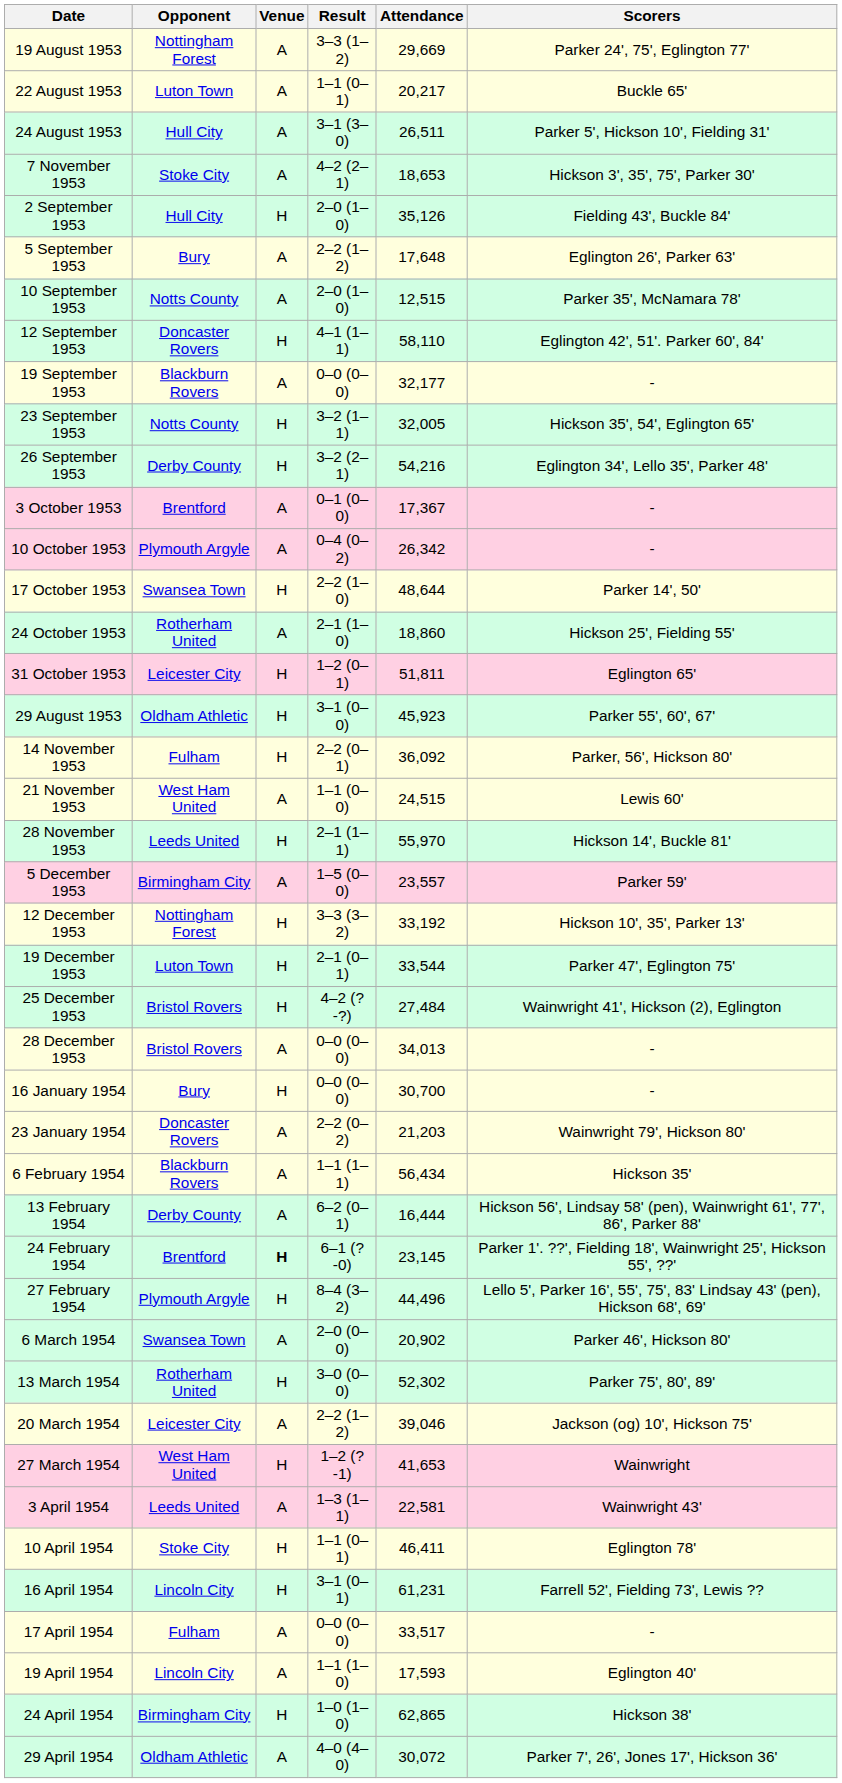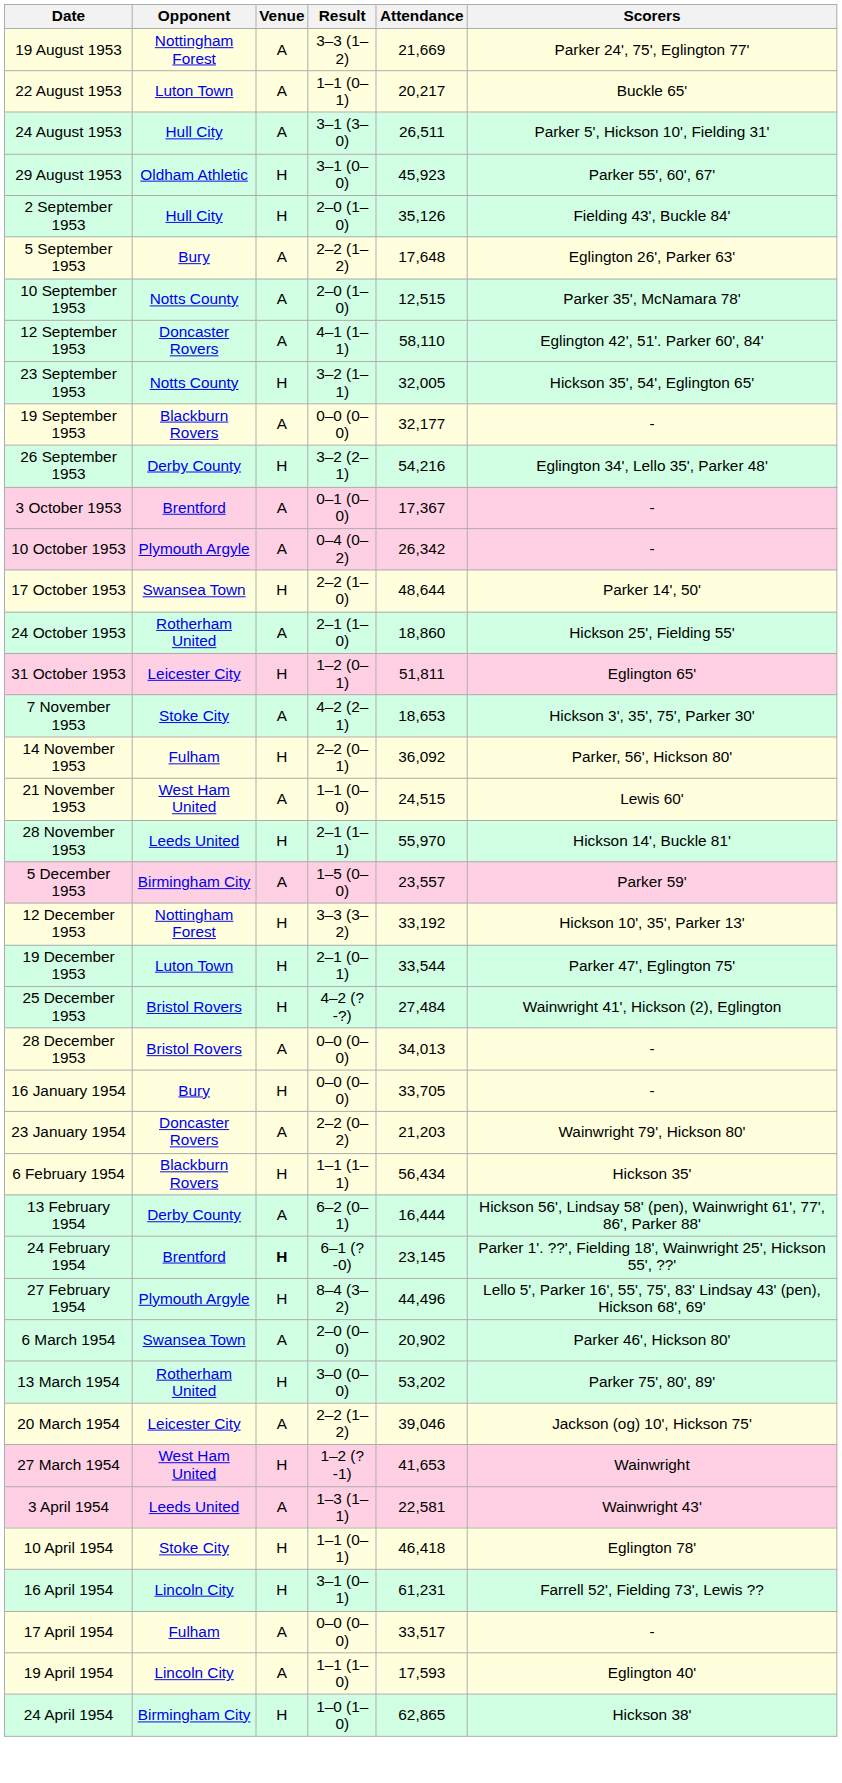(422, 49) 29,669 -> (422, 49) 21,669
rows swapped: (69, 715) <-> (69, 174)
(282, 341) H -> (282, 341) A
rows swapped: (69, 382) <-> (69, 424)
(422, 1090) 30,700 -> (422, 1090) 33,705
(282, 1173) A -> (282, 1173) H
(422, 1382) 52,302 -> (422, 1382) 53,202
(422, 1548) 46,411 -> (422, 1548) 46,418
- row: (69, 1756)
